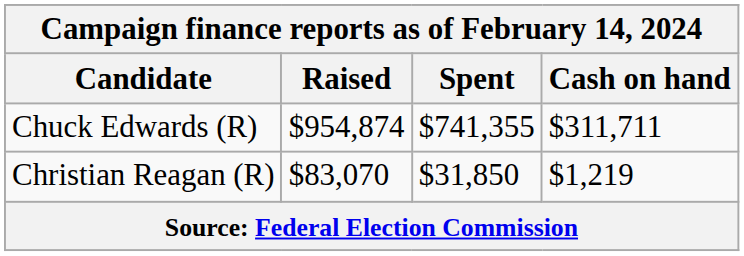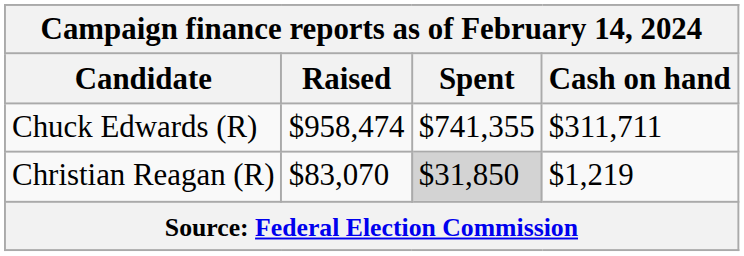(347, 126) $954,874 -> (347, 126) $958,474
(469, 175) no background -> (469, 175) lightgrey background
